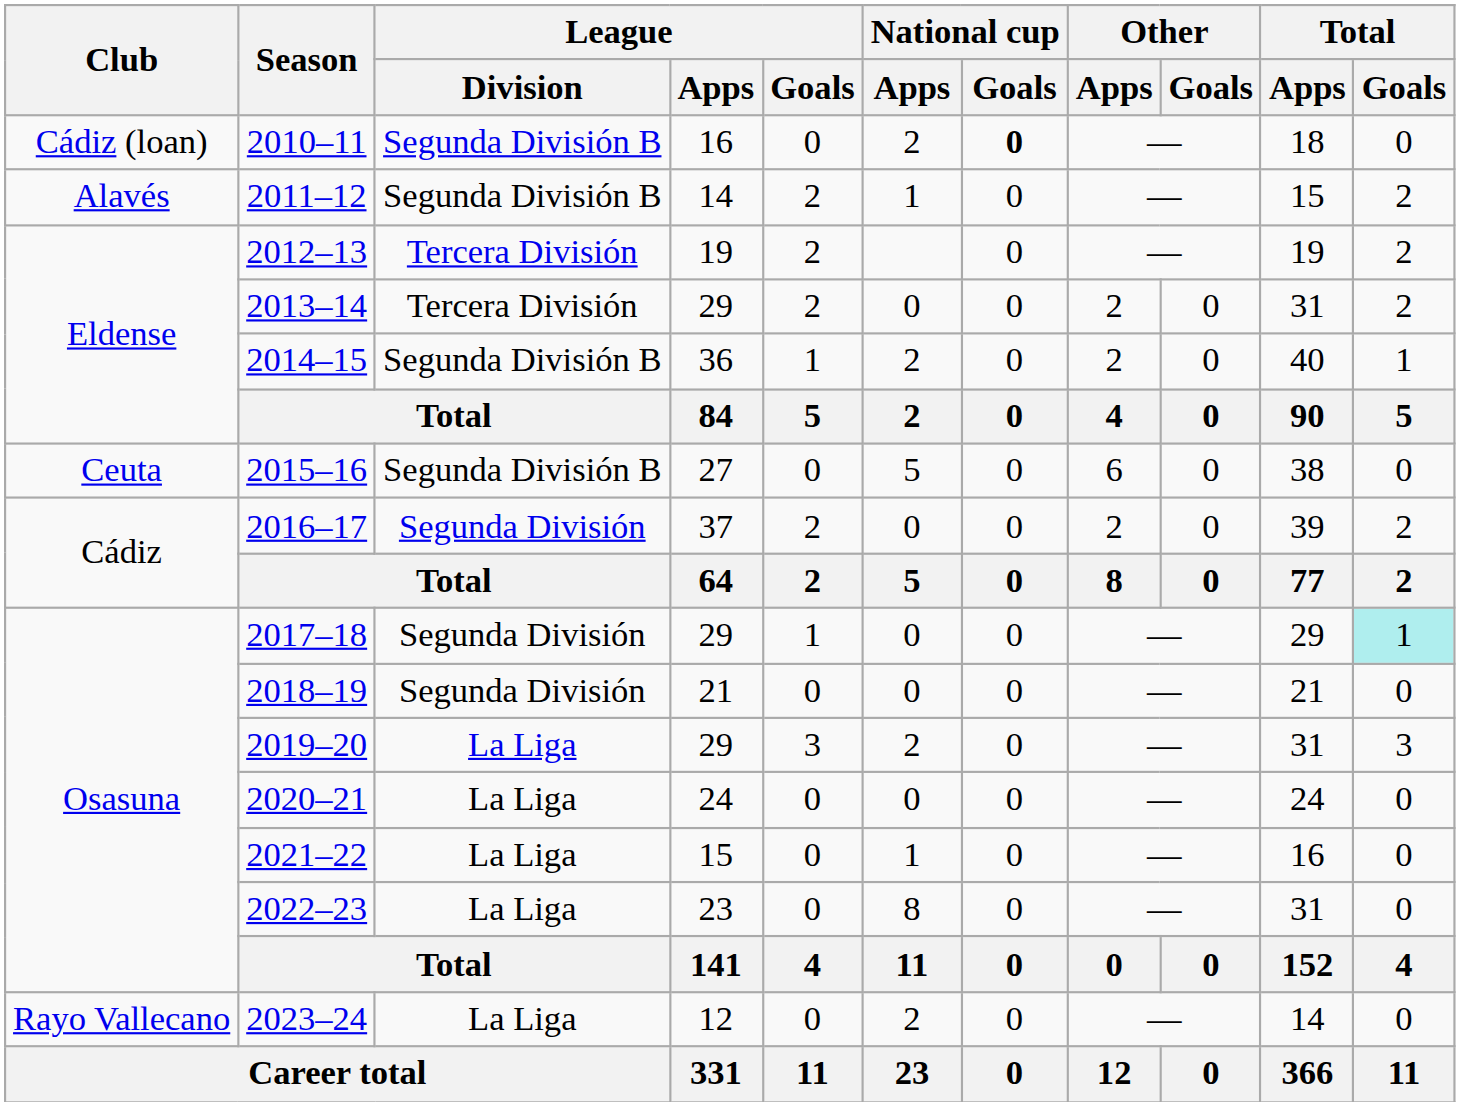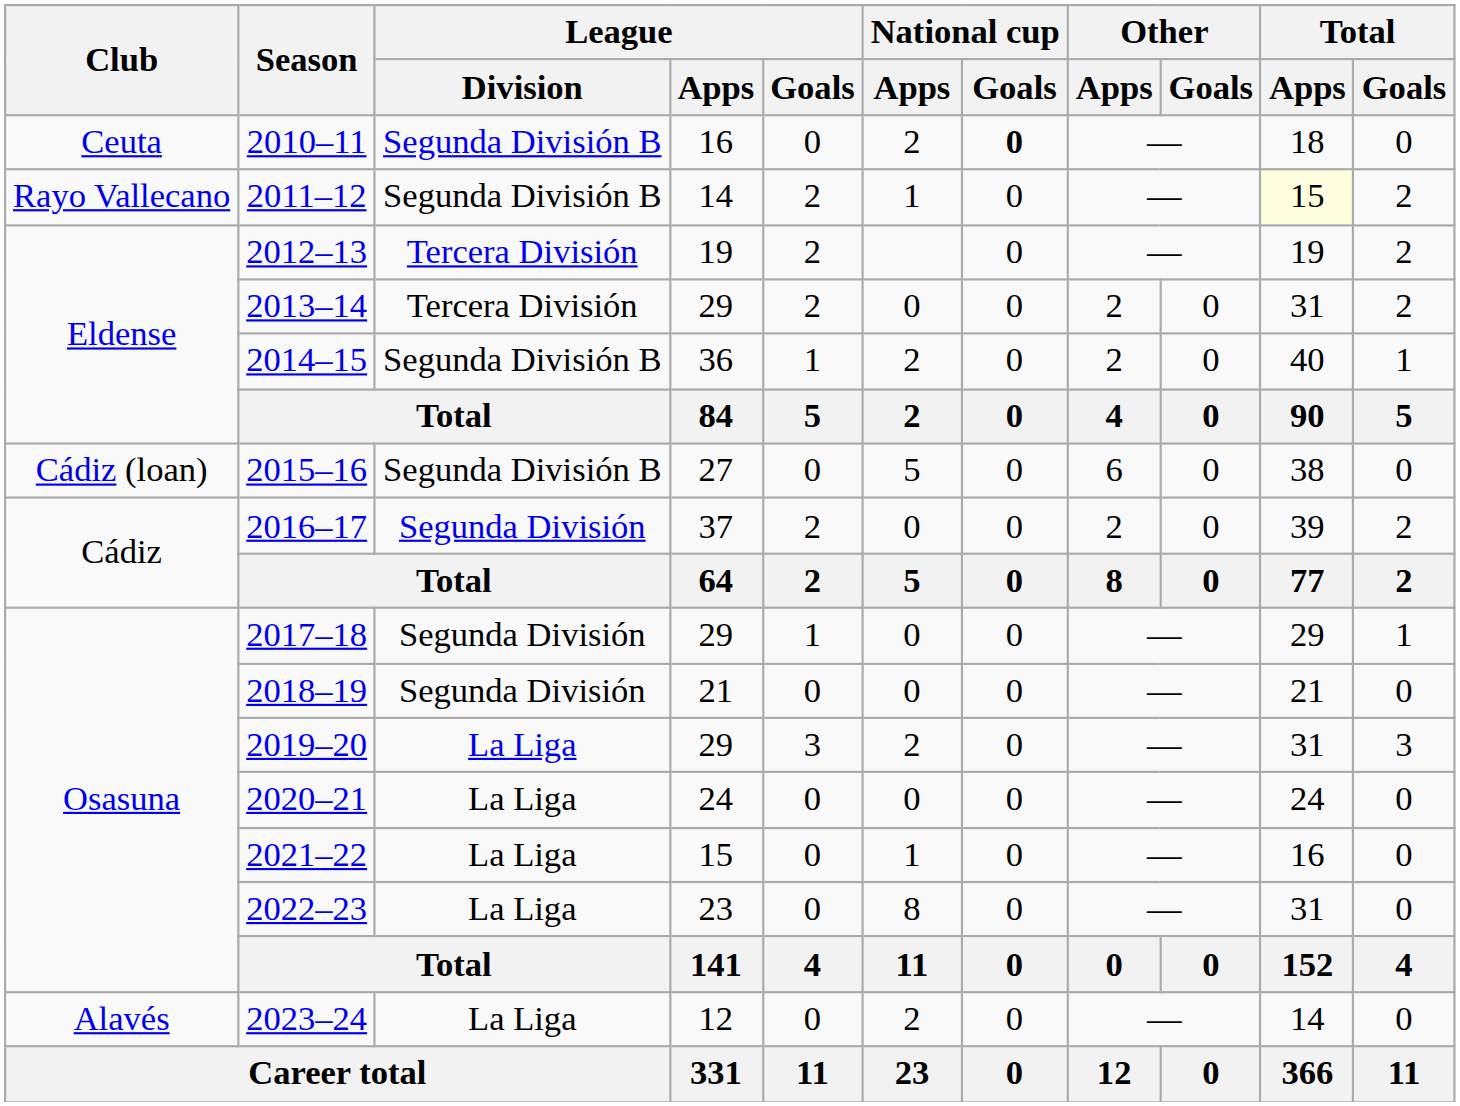(122, 141) Cádiz (loan) -> (122, 141) Ceuta
(122, 196) Alavés -> (122, 196) Rayo Vallecano
(1307, 196) no background -> (1307, 196) lightyellow background
(122, 470) Ceuta -> (122, 470) Cádiz (loan)
(1404, 634) paleturquoise background -> (1404, 634) no background
(122, 1018) Rayo Vallecano -> (122, 1018) Alavés
